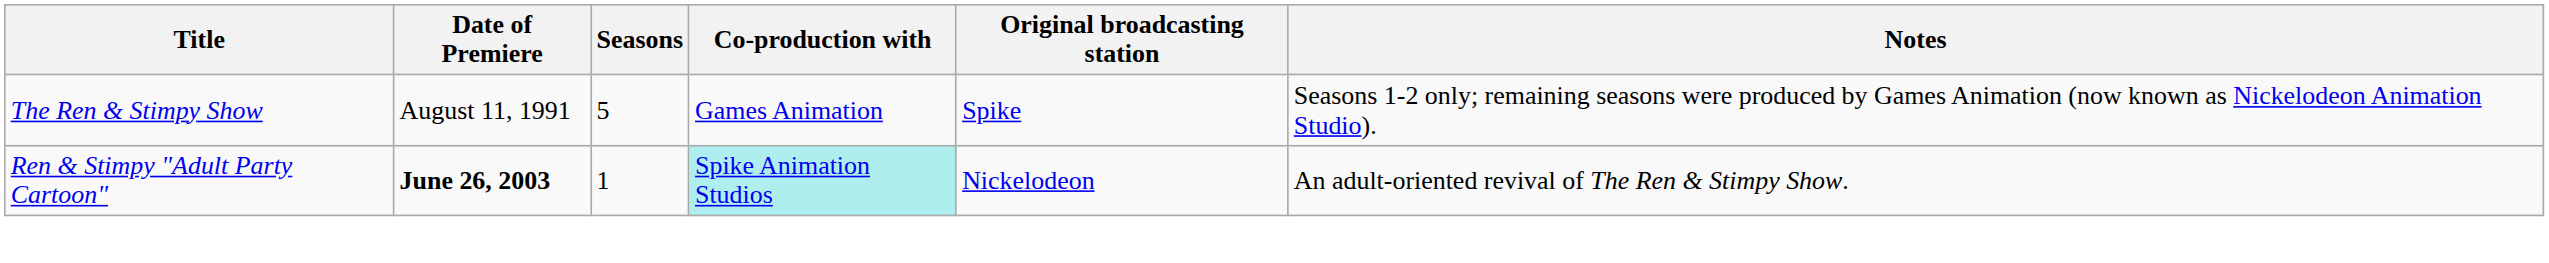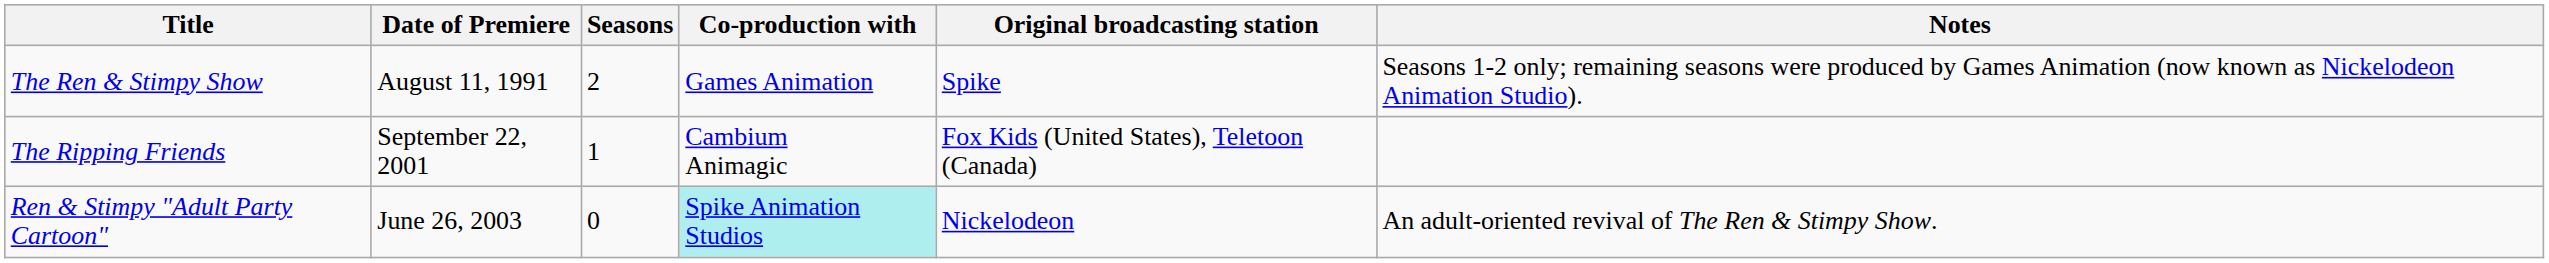(603, 109) 5 -> (593, 80) 2
+ row: (118, 151)
(475, 180) bold -> (450, 221) normal
(603, 180) 1 -> (593, 221) 0
